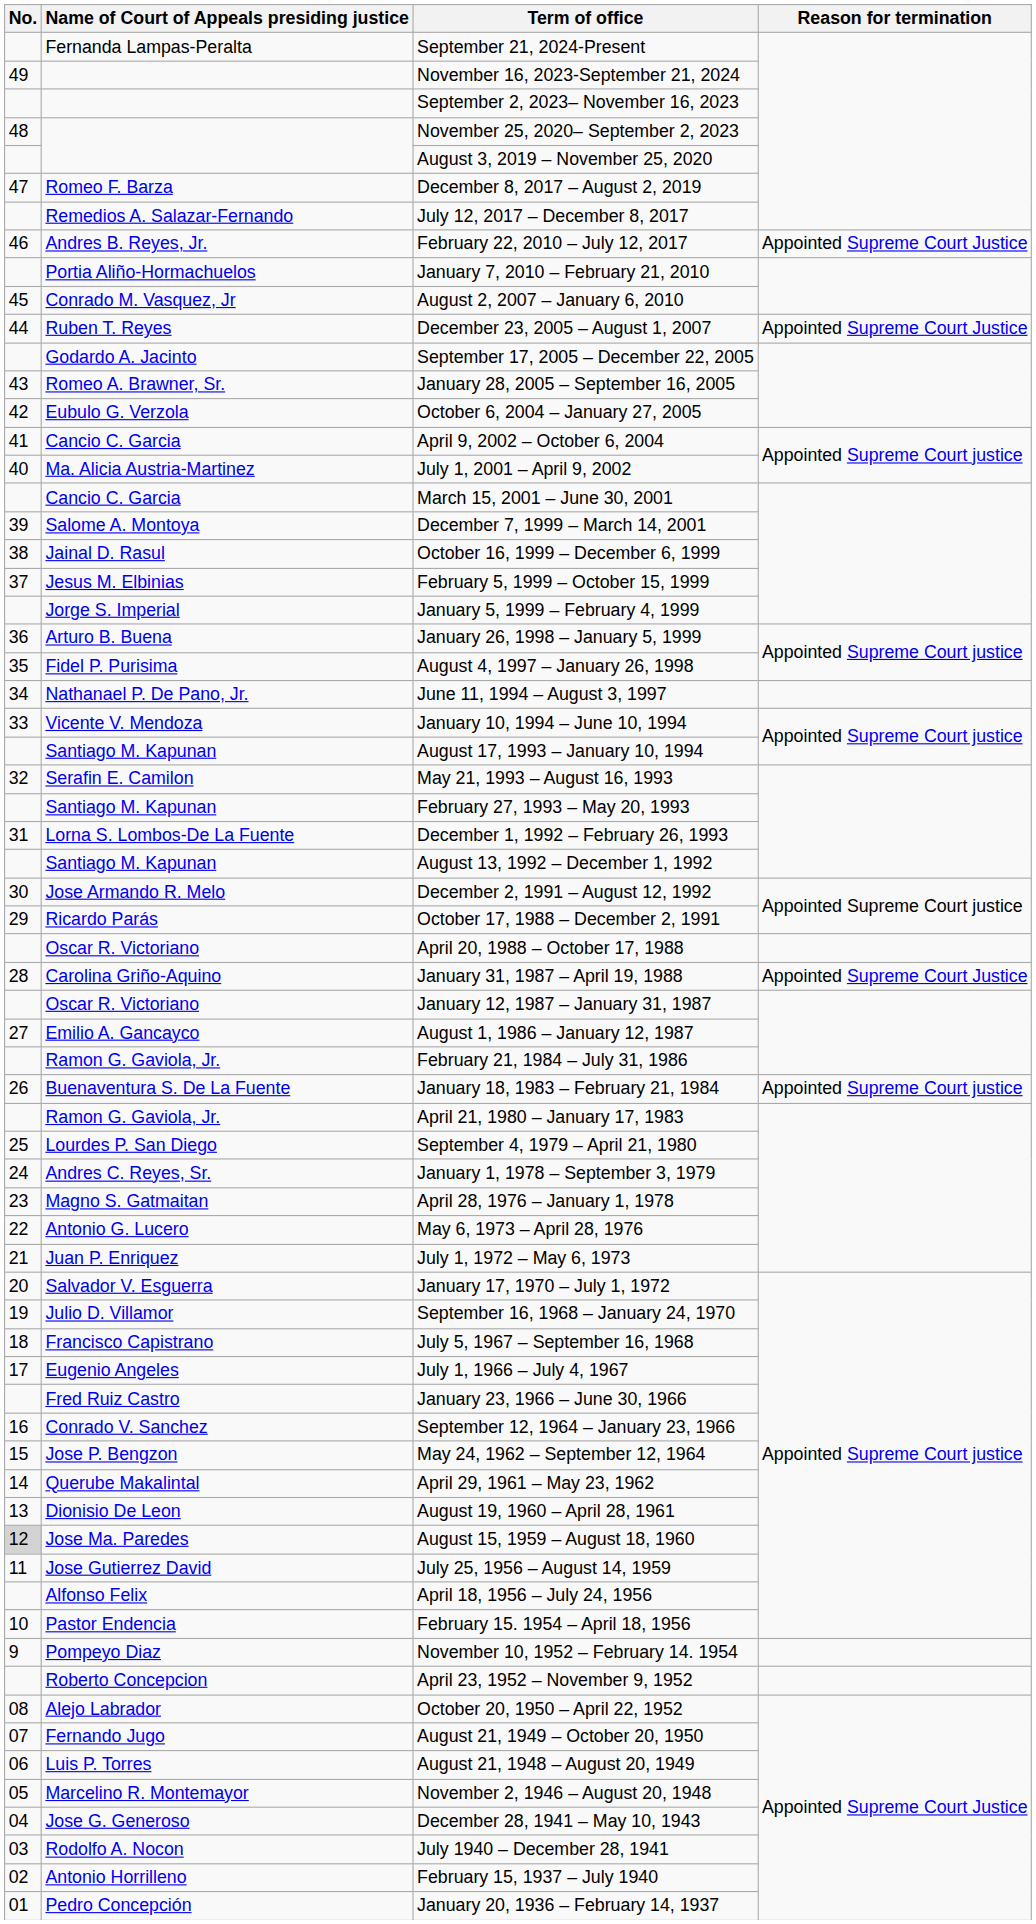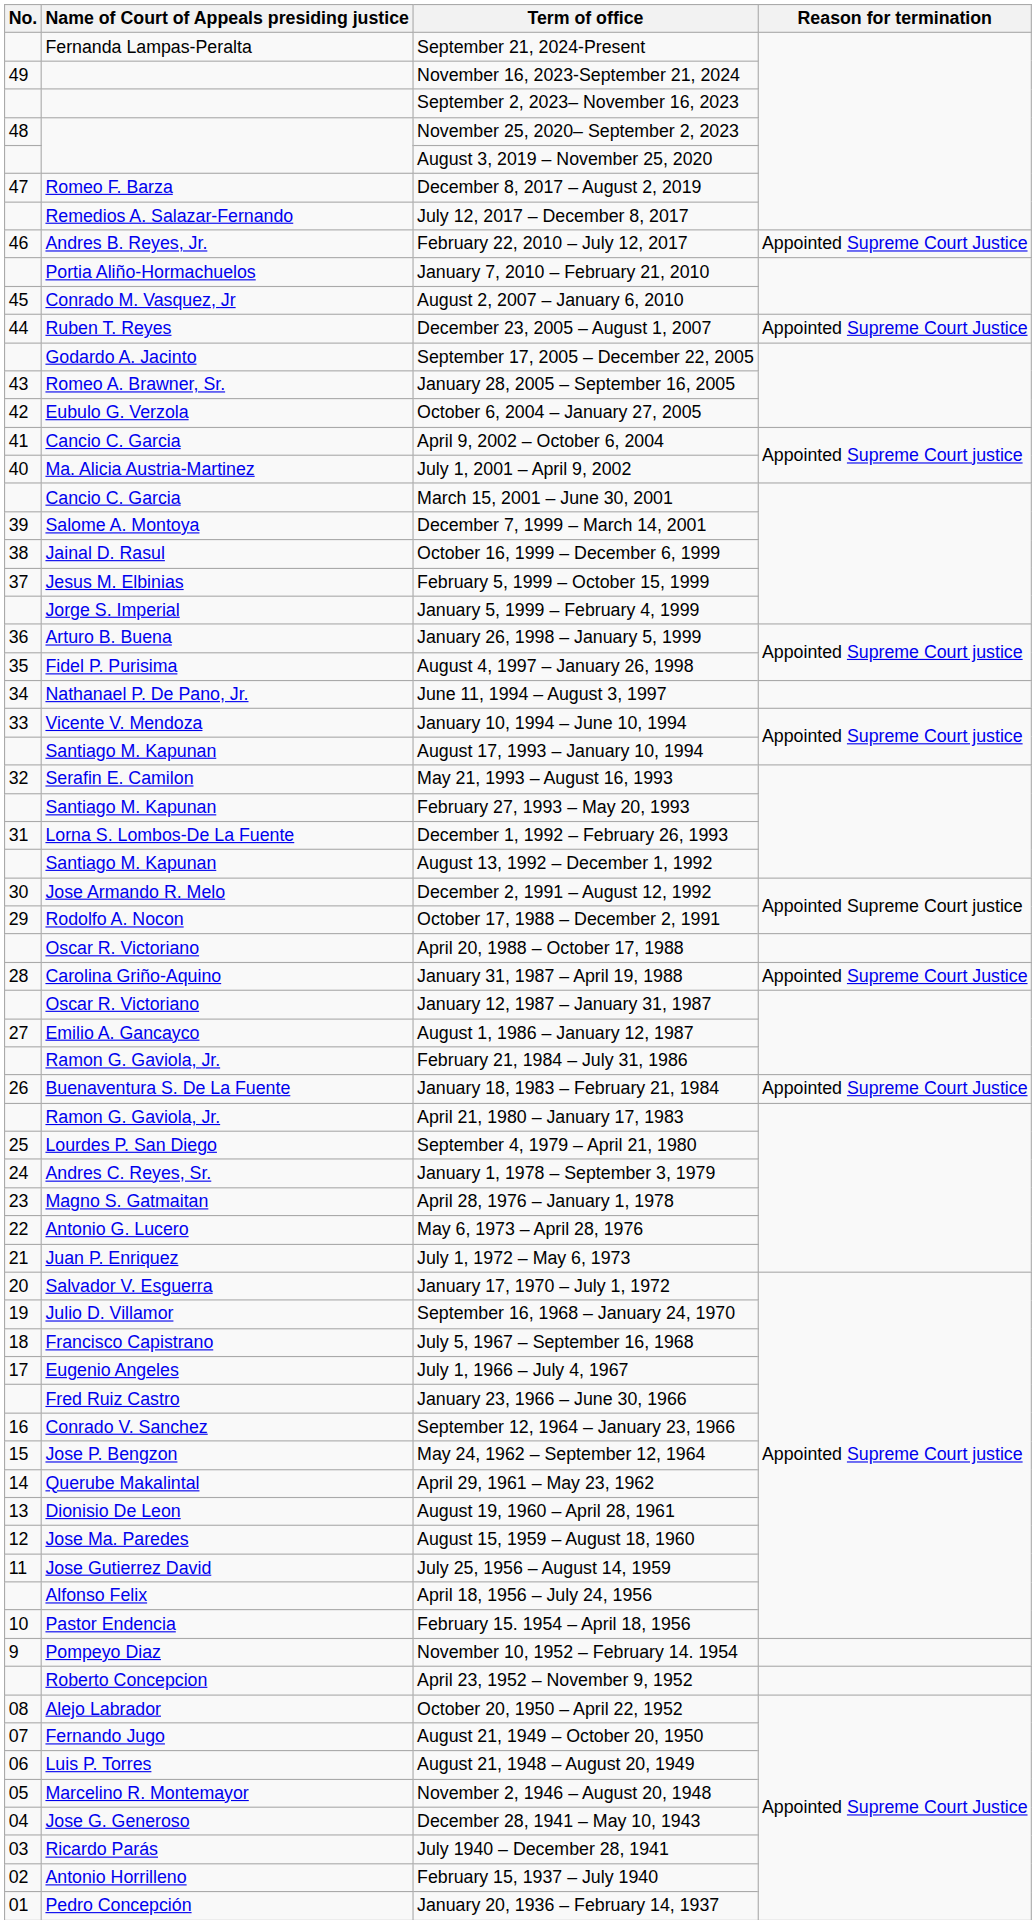(102, 919) Ricardo Parás -> (115, 919) Rodolfo A. Nocon
(892, 1088) Appointed Supreme Court justice -> (895, 1088) Appointed Supreme Court Justice
(19, 1539) lightgrey background -> (19, 1539) no background
(115, 1849) Rodolfo A. Nocon -> (102, 1849) Ricardo Parás
